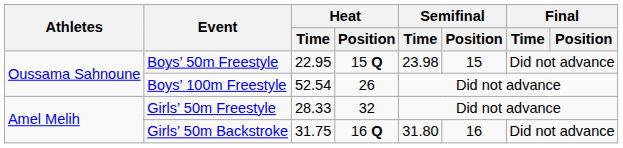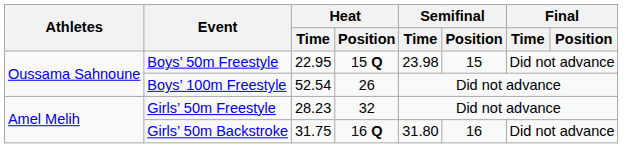(313, 108) 28.33 -> (313, 108) 28.23
